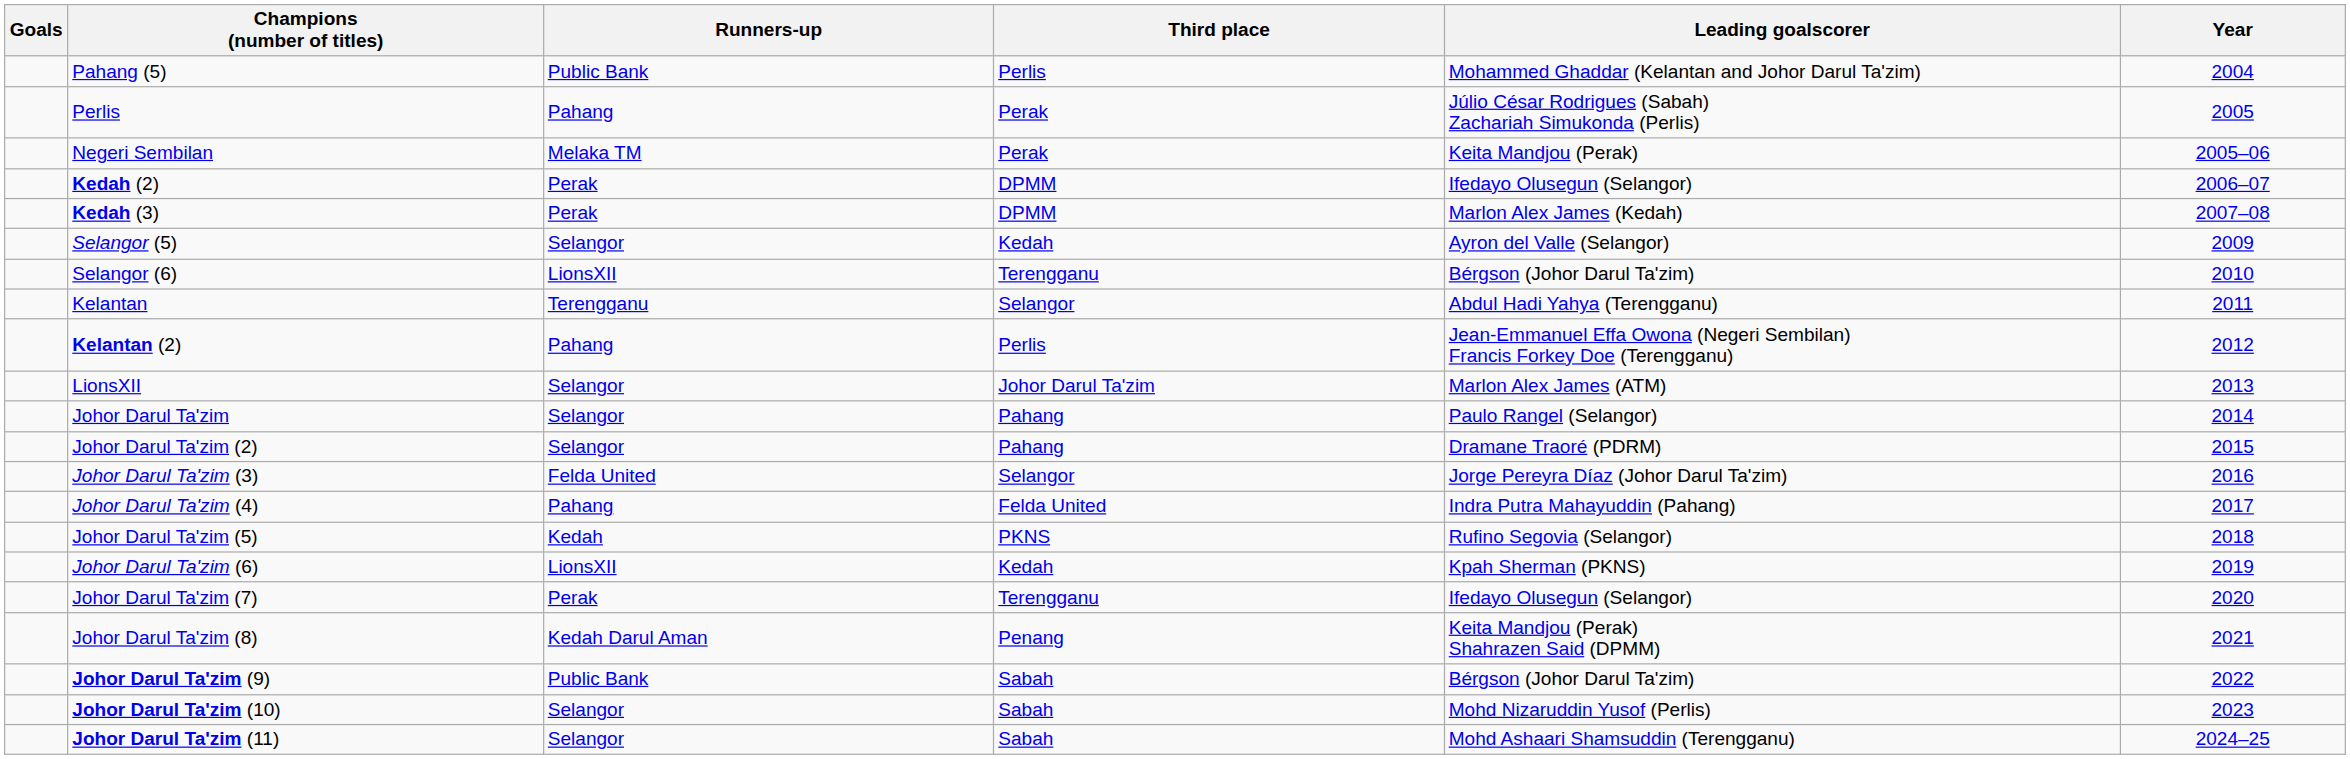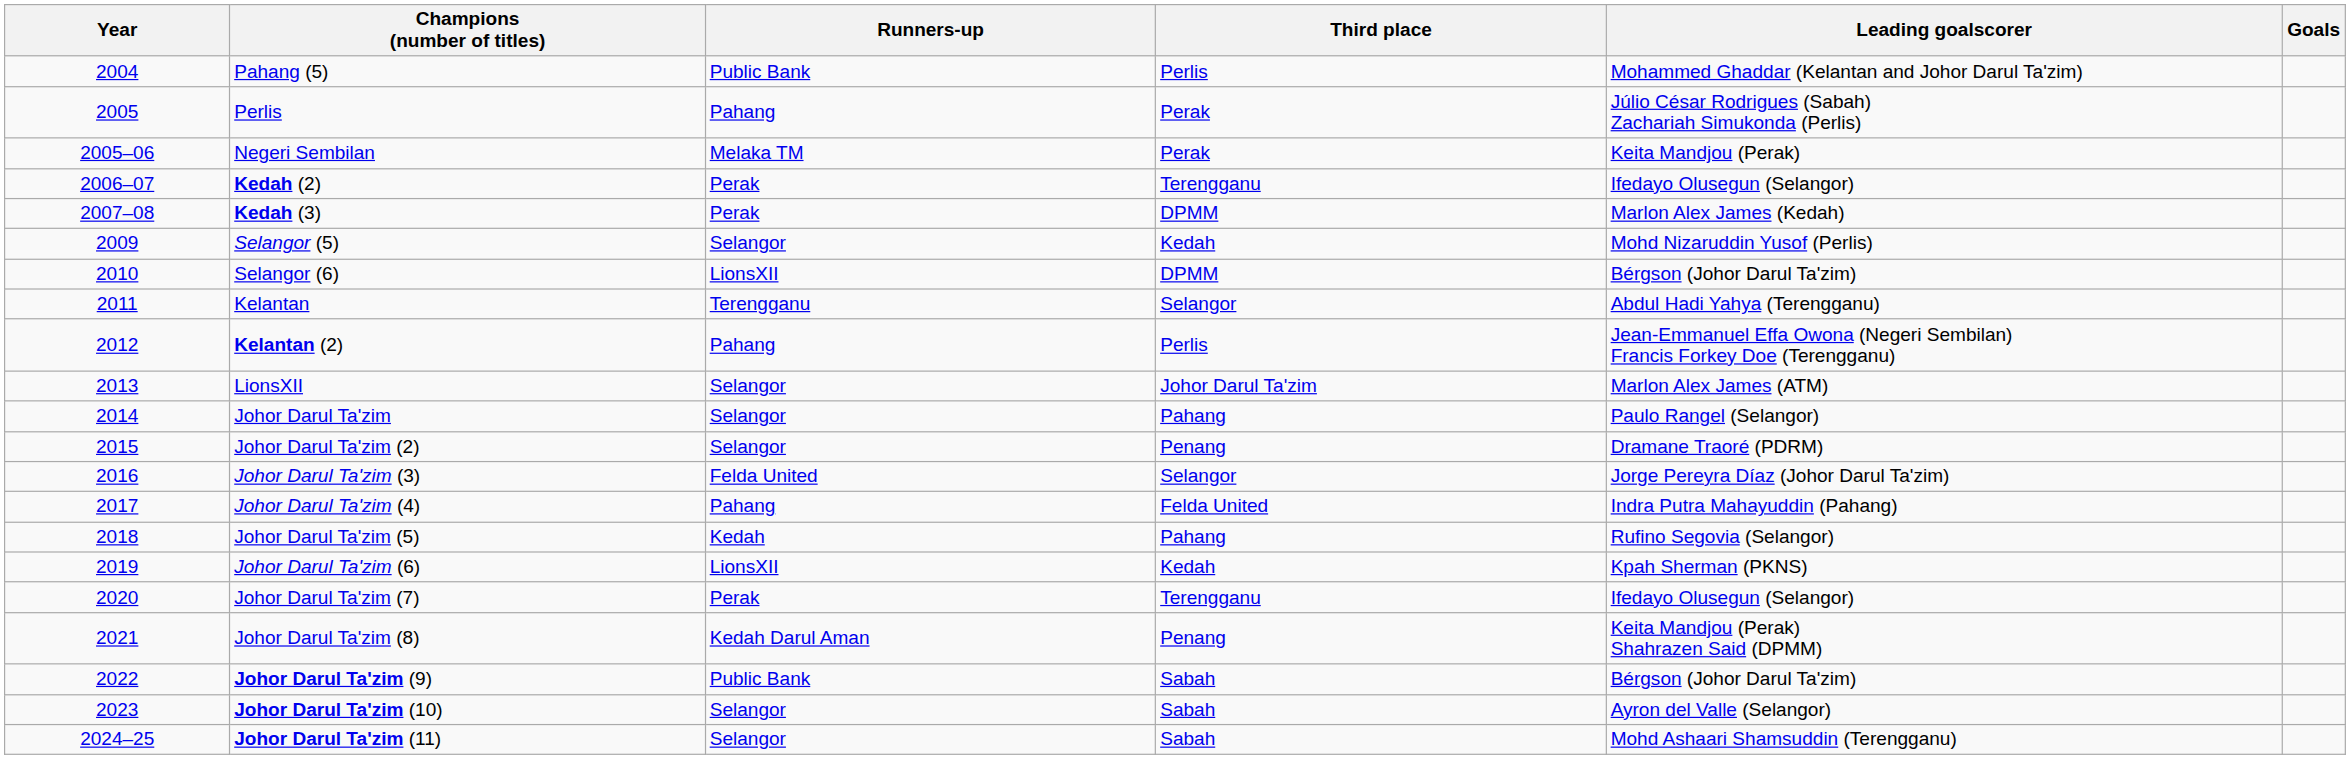columns swapped: (2233, 30) <-> (36, 30)
(1027, 183) DPMM -> (1210, 183) Terengganu
(1559, 243) Ayron del Valle (Selangor) -> (1742, 243) Mohd Nizaruddin Yusof (Perlis)
(1049, 273) Terengganu -> (1189, 273) DPMM
(1031, 446) Pahang -> (1193, 446) Penang
(1024, 536) PKNS -> (1193, 536) Pahang
(1580, 709) Mohd Nizaruddin Yusof (Perlis) -> (1721, 709) Ayron del Valle (Selangor)
